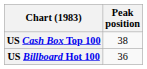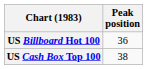rows swapped: (54, 56) <-> (54, 40)
